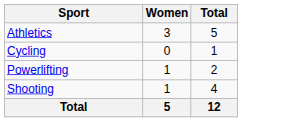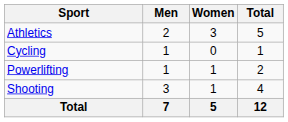+ column: (166, 13)
